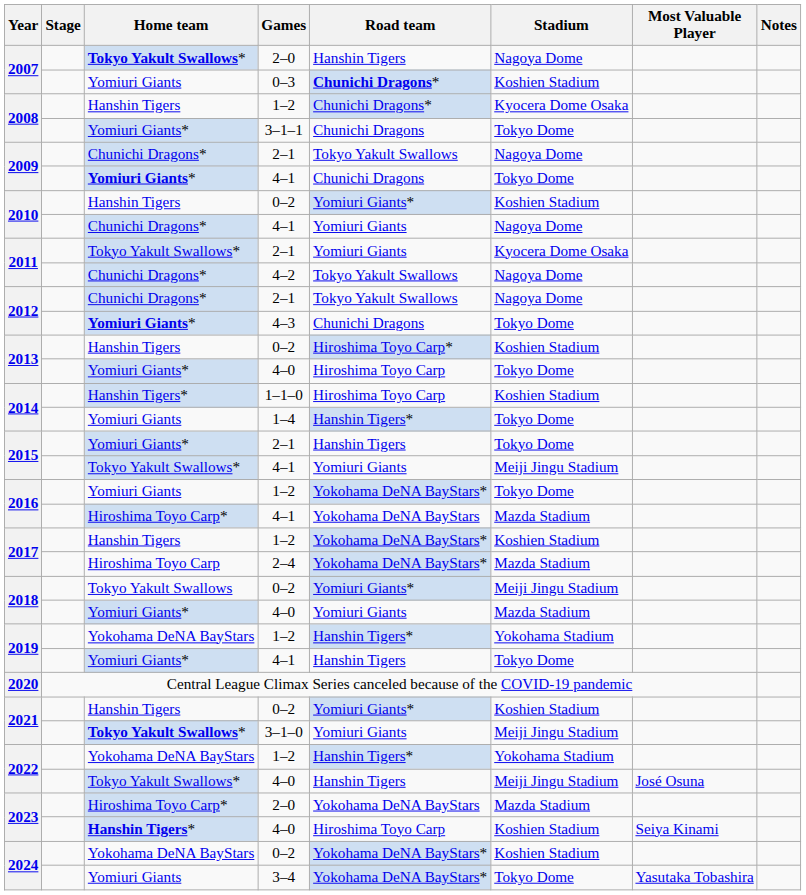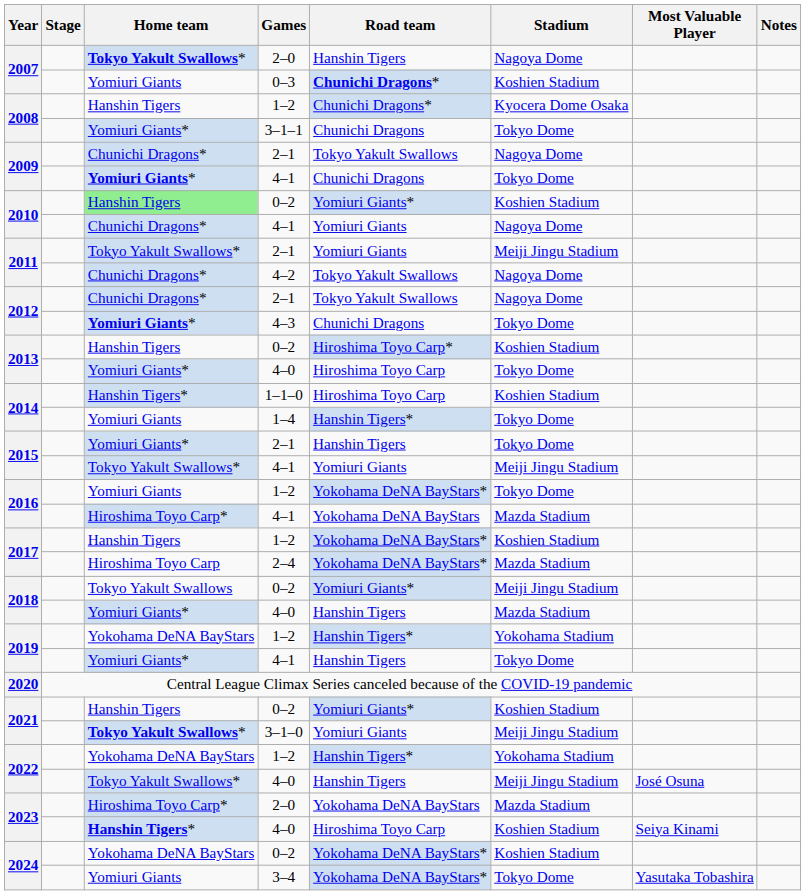(134, 202) no background -> (134, 202) lightgreen background
(561, 250) Kyocera Dome Osaka -> (556, 250) Meiji Jingu Stadium
(360, 612) Yomiuri Giants -> (359, 612) Hanshin Tigers
